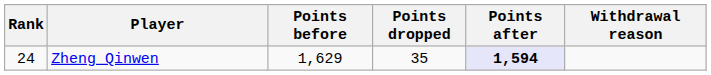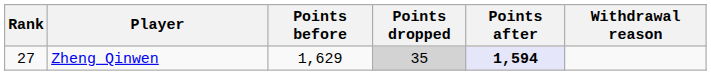(26, 58) 24 -> (26, 58) 27
(419, 58) no background -> (419, 58) lightgrey background
